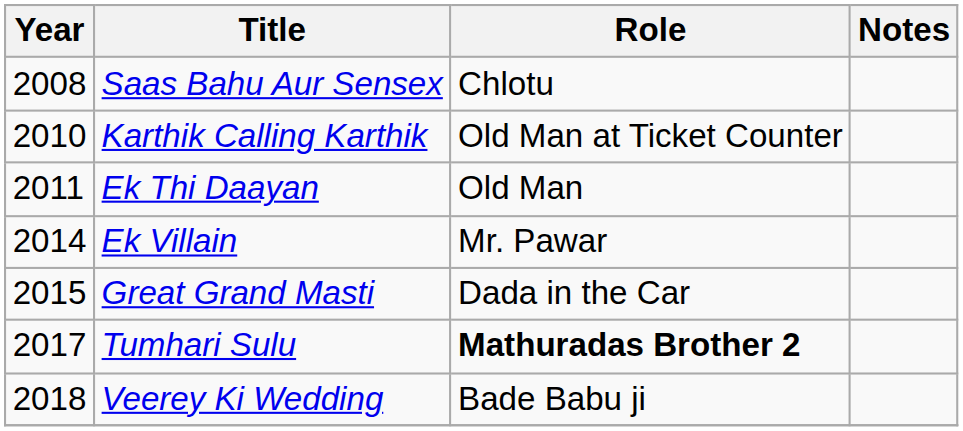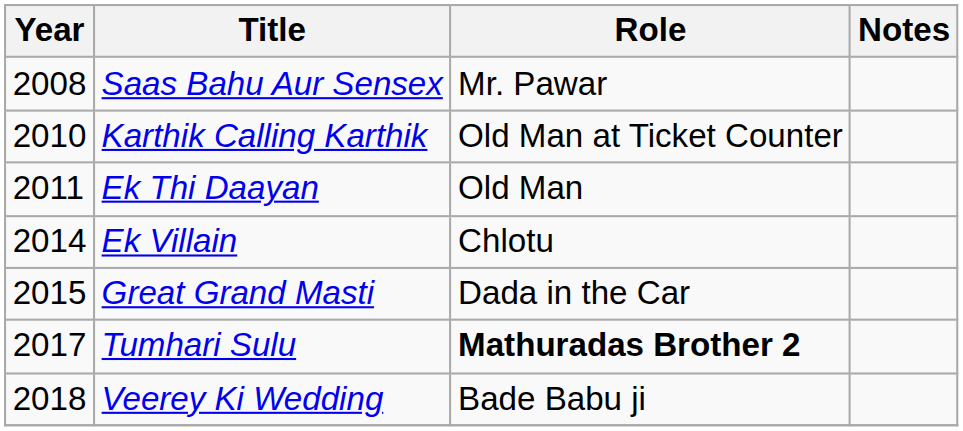(506, 83) Chlotu -> (533, 83) Mr. Pawar
(533, 240) Mr. Pawar -> (506, 240) Chlotu
